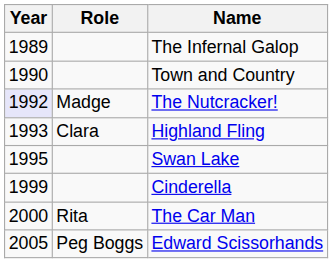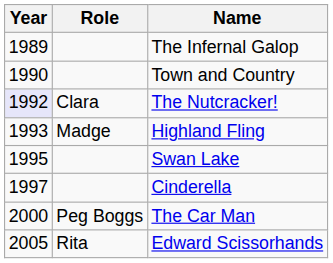(83, 103) Madge -> (78, 103) Clara
(78, 131) Clara -> (83, 131) Madge
(28, 187) 1999 -> (28, 187) 1997
(72, 215) Rita -> (100, 215) Peg Boggs
(100, 243) Peg Boggs -> (72, 243) Rita
